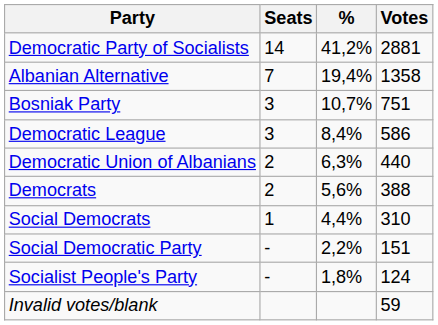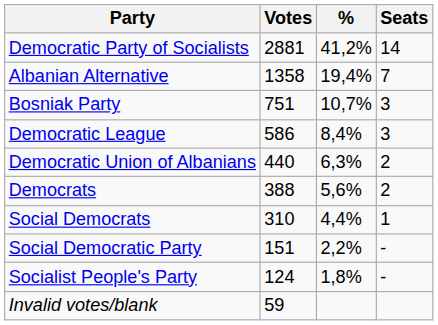columns swapped: (404, 18) <-> (288, 18)
